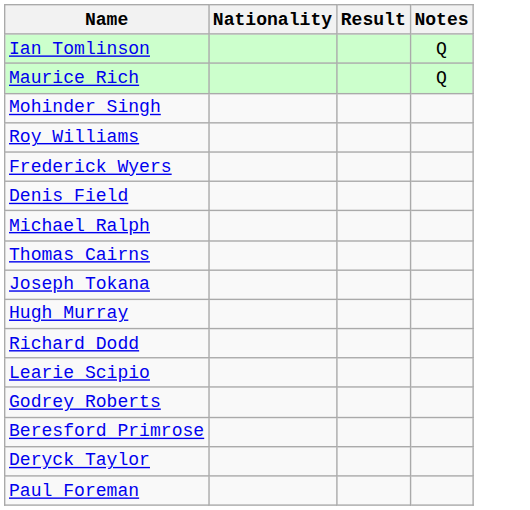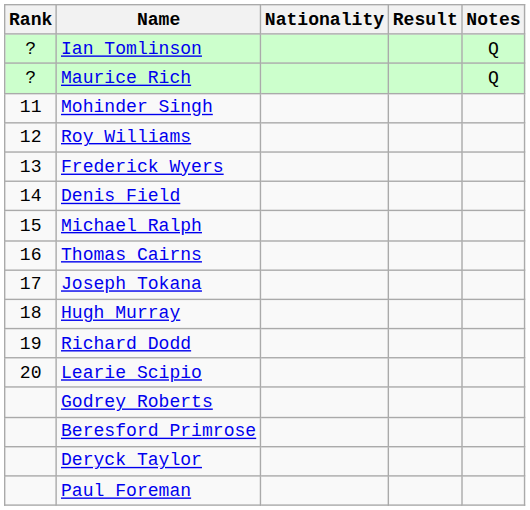+ column: (31, 19)
